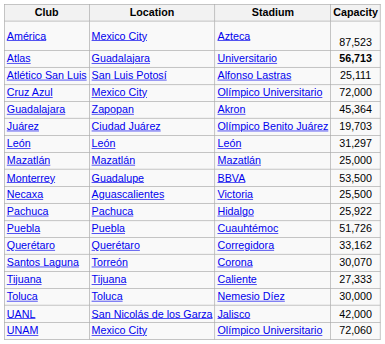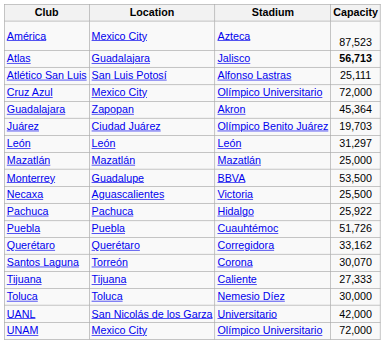(247, 59) Universitario -> (234, 59) Jalisco
(234, 314) Jalisco -> (247, 314) Universitario
(356, 331) 72,060 -> (356, 331) 72,000
